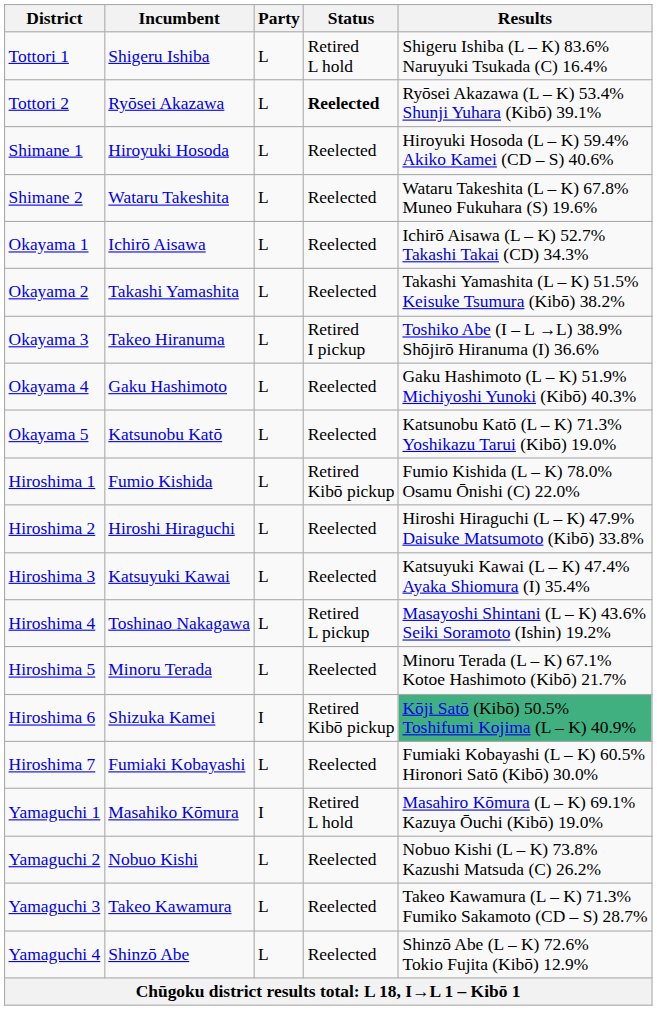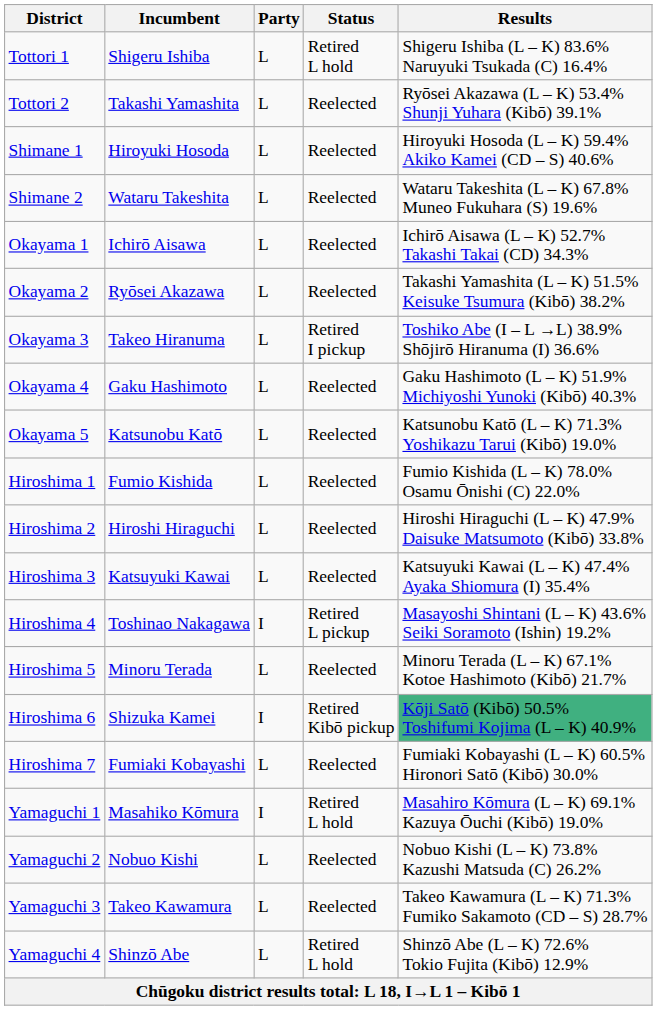(166, 103) Ryōsei Akazawa -> (174, 103) Takashi Yamashita
(344, 103) bold -> (342, 103) normal
(174, 292) Takashi Yamashita -> (166, 292) Ryōsei Akazawa
(351, 481) Retired Kibō pickup -> (342, 481) Reelected
(263, 623) L -> (261, 623) I
(342, 954) Reelected -> (333, 954) Retired L hold
